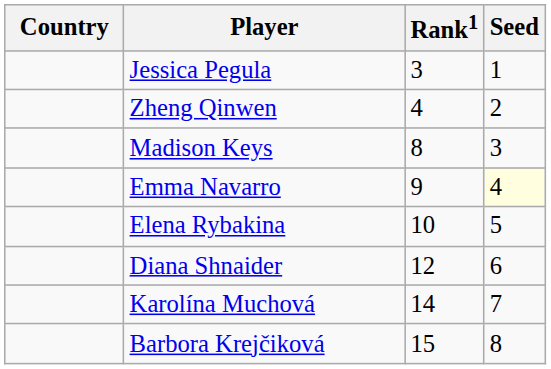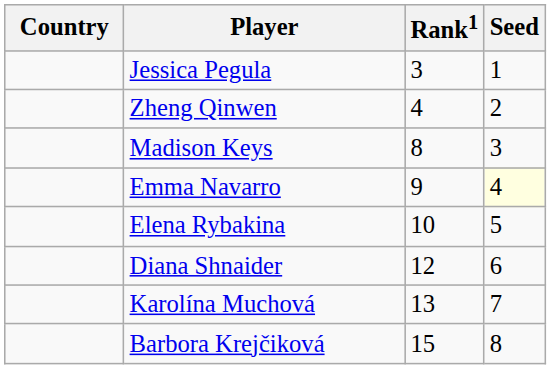(423, 304) 14 -> (423, 304) 13
